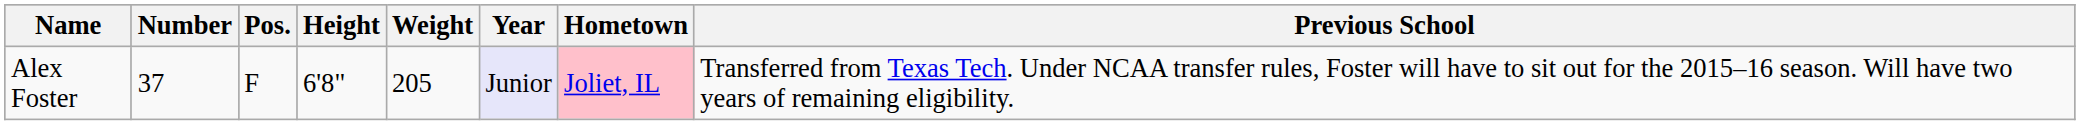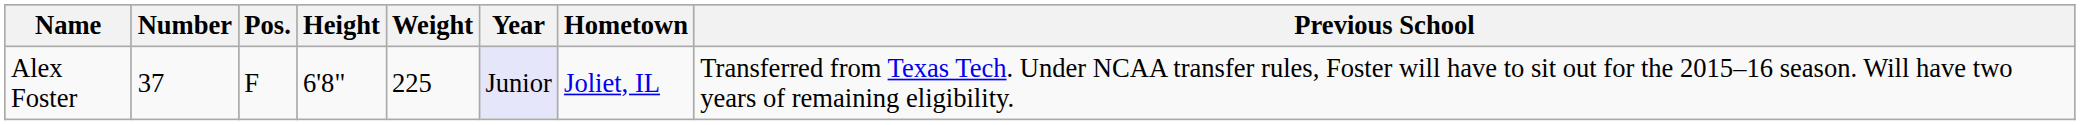(412, 82) 205 -> (412, 82) 225
(612, 82) pink background -> (612, 82) no background
